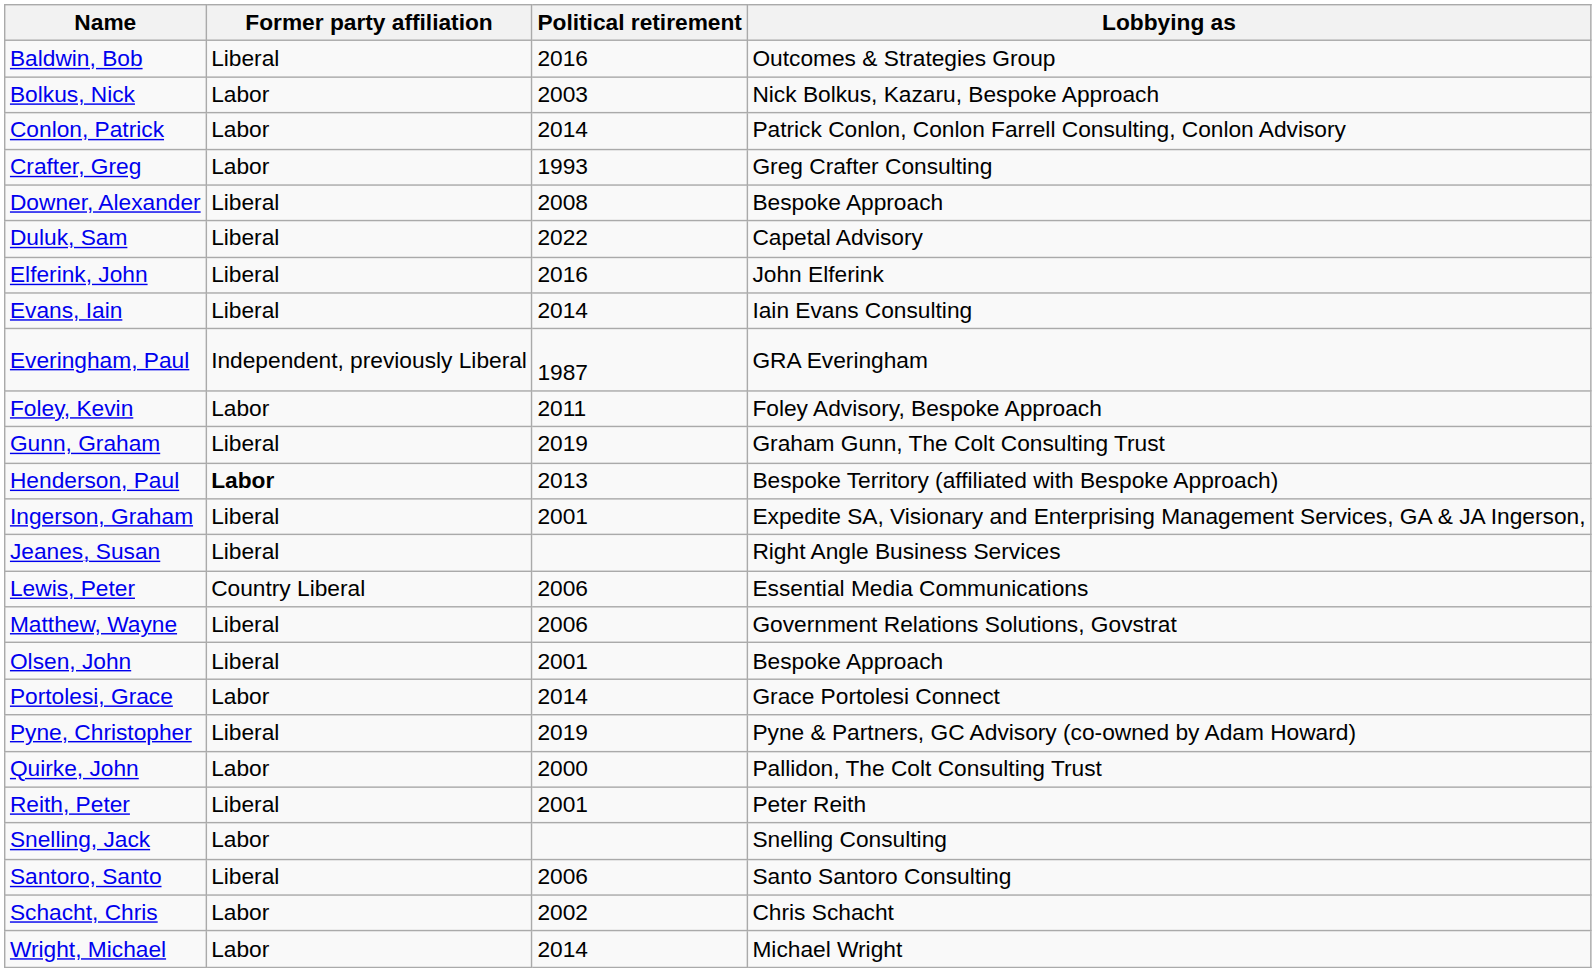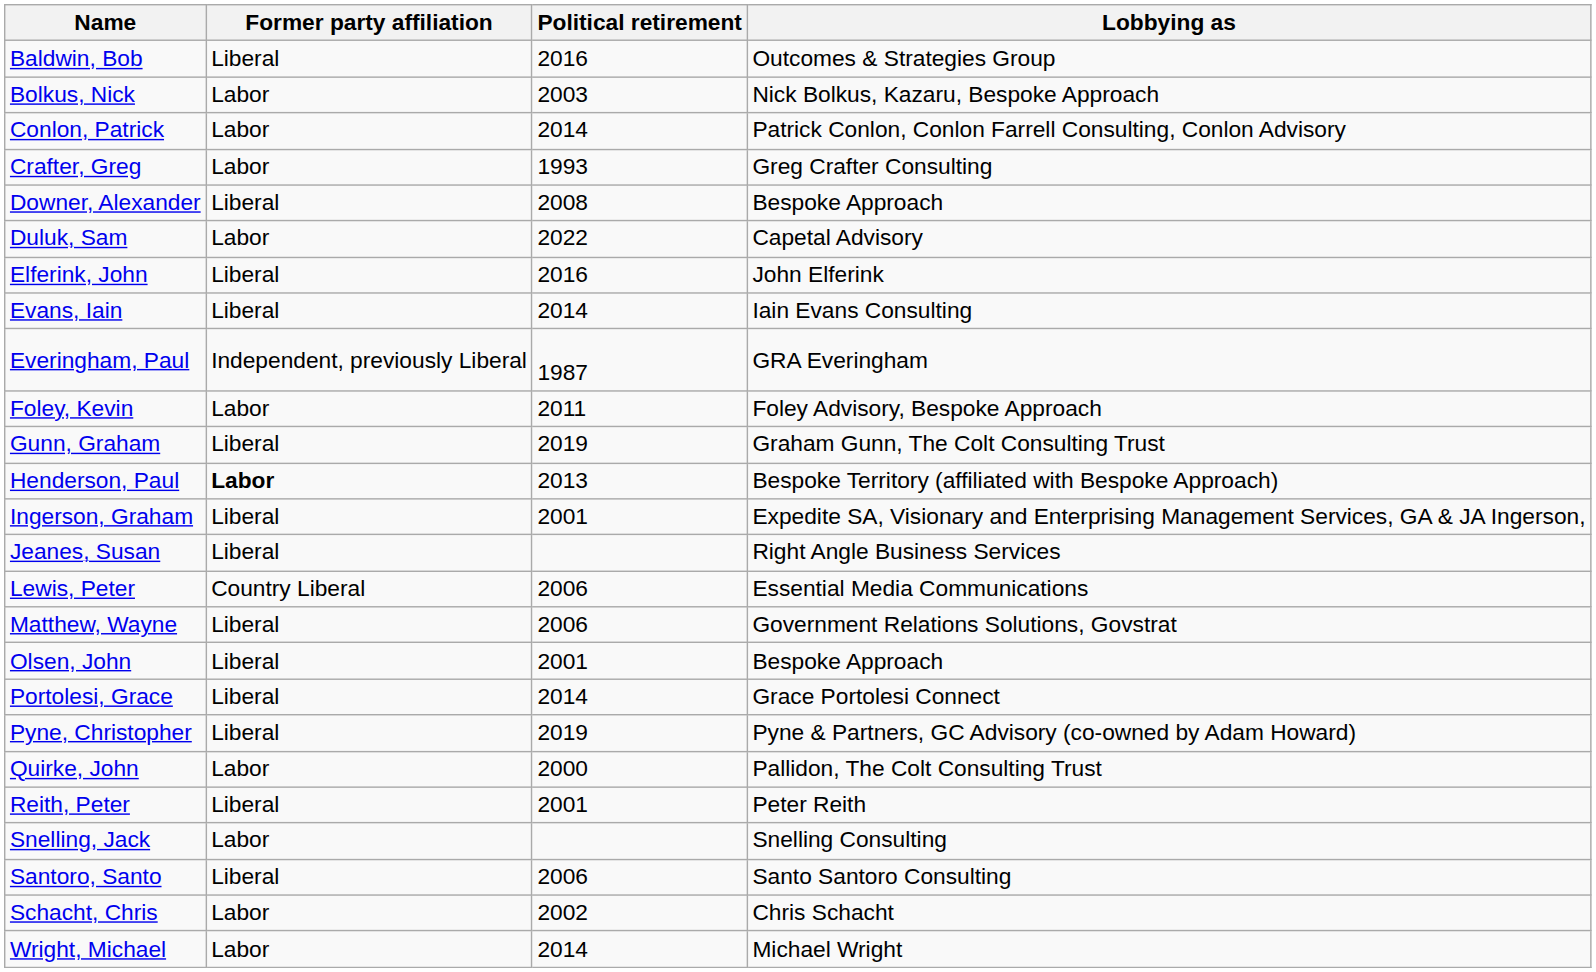(245, 238) Liberal -> (240, 238) Labor
(240, 696) Labor -> (245, 696) Liberal
